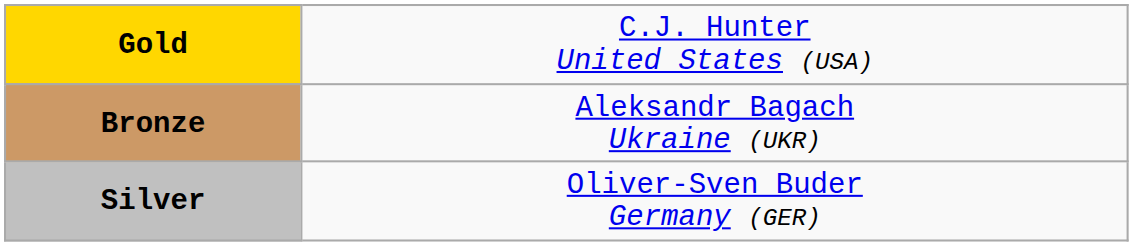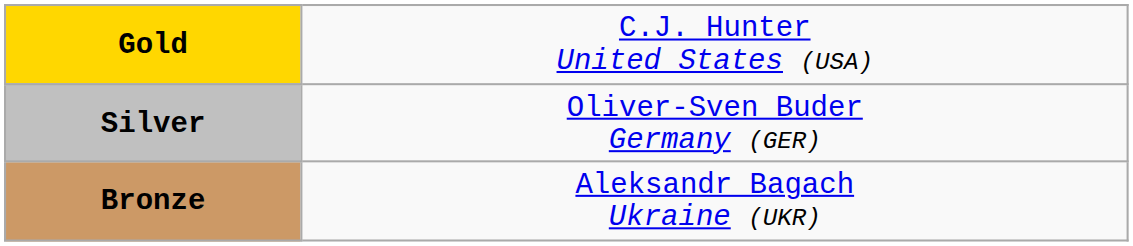rows swapped: (153, 202) <-> (153, 123)
